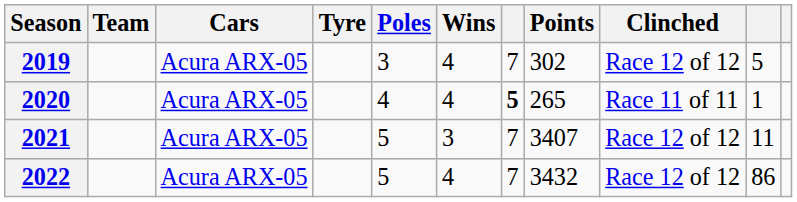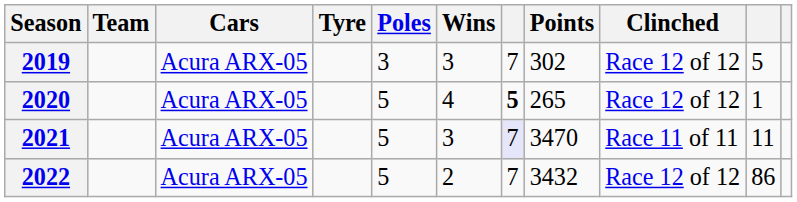(448, 61) 4 -> (448, 61) 3
(383, 100) 4 -> (383, 100) 5
(672, 100) Race 11 of 11 -> (673, 100) Race 12 of 12
(512, 138) no background -> (512, 138) lavender background
(554, 138) 3407 -> (554, 138) 3470
(673, 138) Race 12 of 12 -> (672, 138) Race 11 of 11
(448, 176) 4 -> (448, 176) 2
